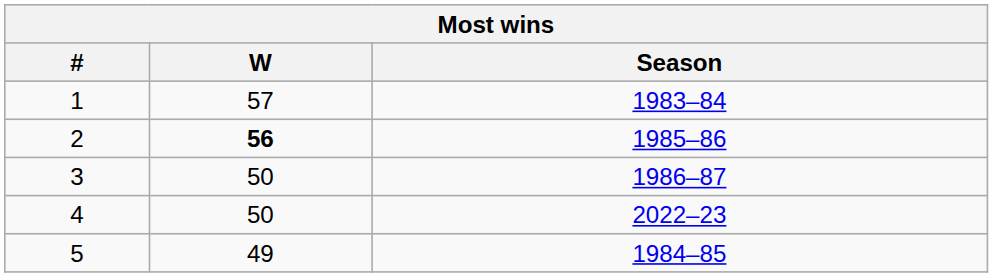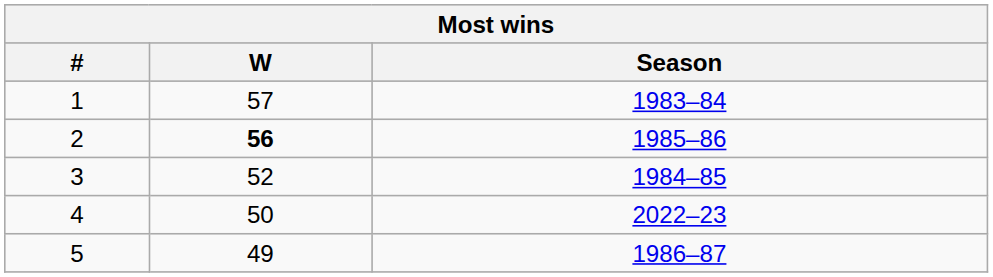(260, 177) 50 -> (260, 177) 52
(679, 177) 1986–87 -> (679, 177) 1984–85
(679, 254) 1984–85 -> (679, 254) 1986–87
